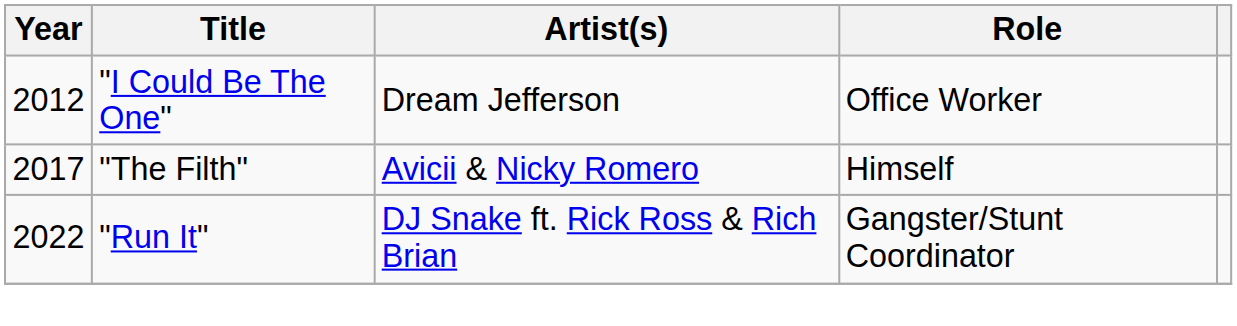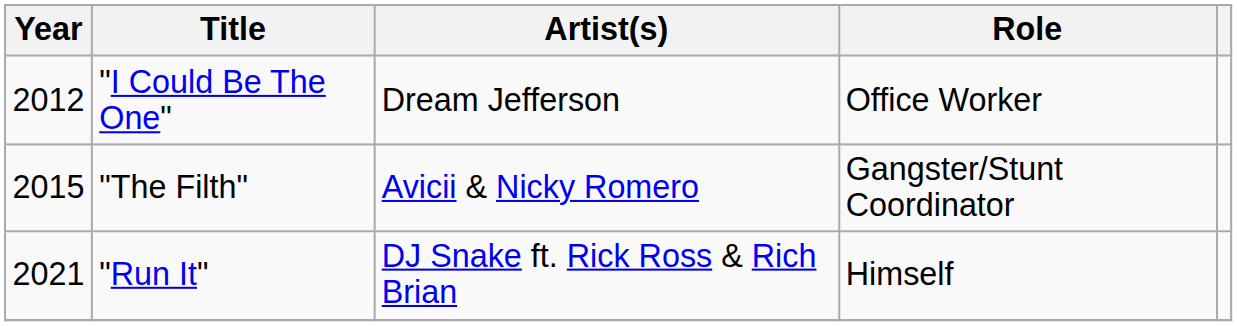(48, 169) 2017 -> (48, 187) 2015
(900, 169) Himself -> (954, 187) Gangster/Stunt Coordinator
(48, 238) 2022 -> (48, 274) 2021
(954, 238) Gangster/Stunt Coordinator -> (900, 274) Himself
